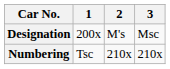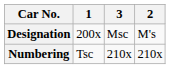columns swapped: (119, 14) <-> (150, 14)
